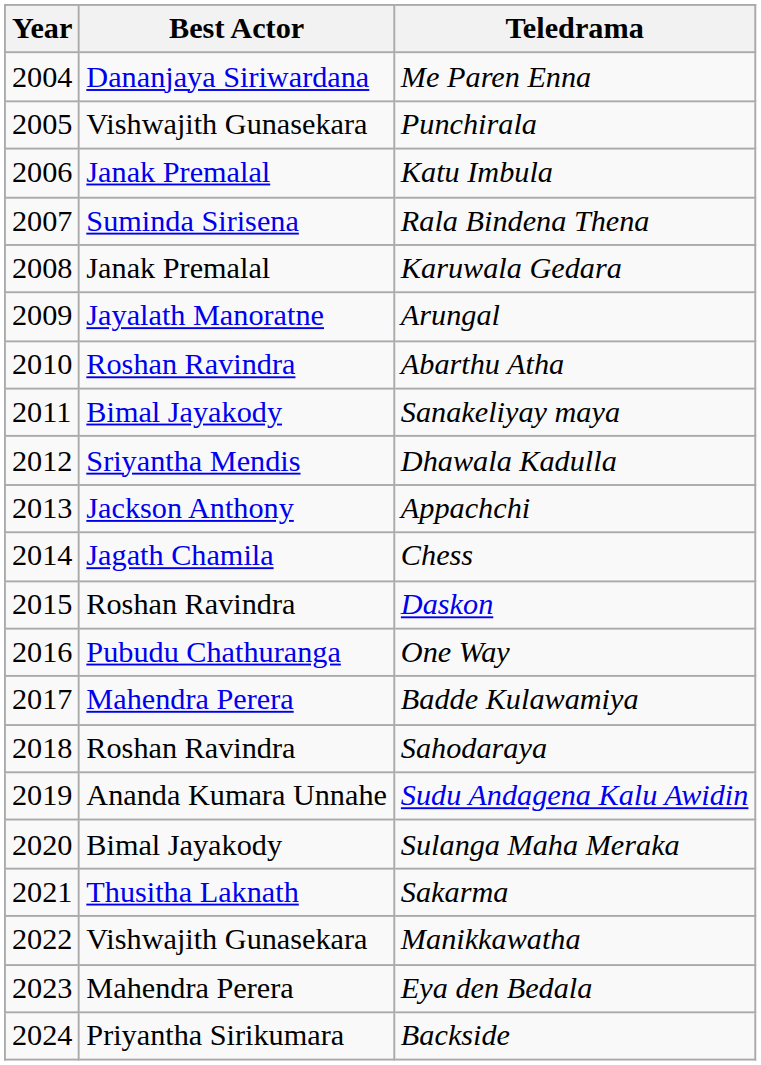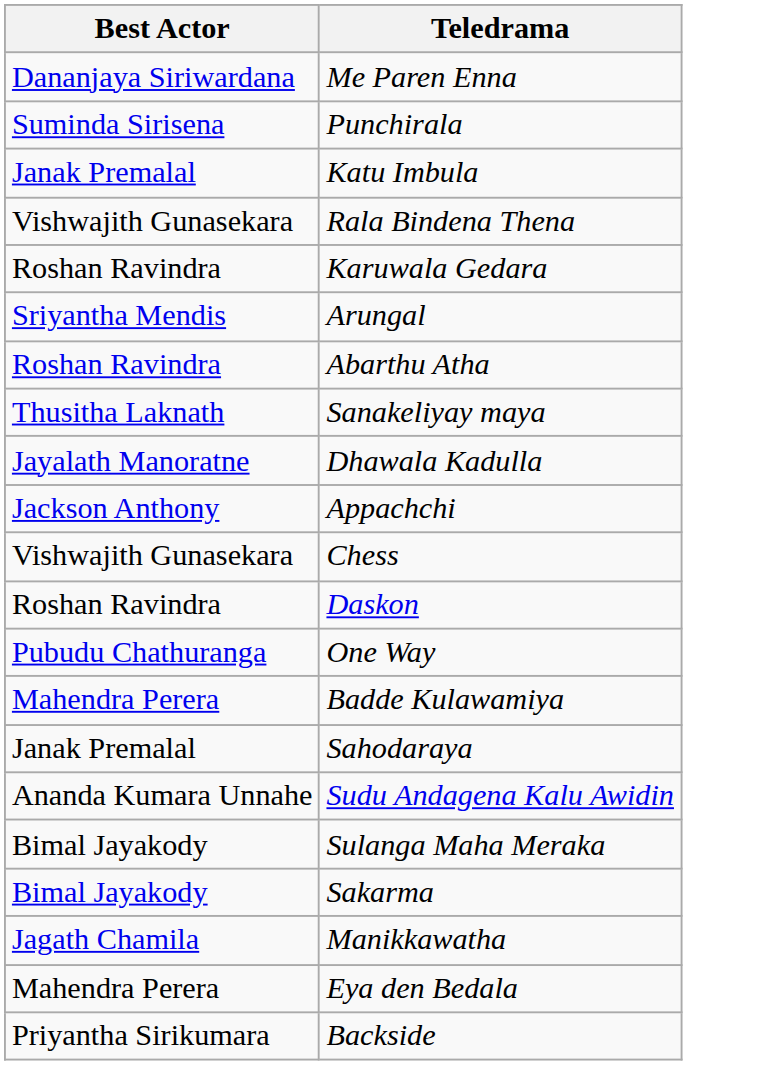- column: (42, 28)
(227, 124) Vishwajith Gunasekara -> (118, 124) Suminda Sirisena
(193, 220) Suminda Sirisena -> (153, 220) Vishwajith Gunasekara
(178, 268) Janak Premalal -> (116, 268) Roshan Ravindra
(205, 316) Jayalath Manoratne -> (119, 316) Sriyantha Mendis
(184, 412) Bimal Jayakody -> (118, 412) Thusitha Laknath
(193, 460) Sriyantha Mendis -> (131, 460) Jayalath Manoratne
(180, 556) Jagath Chamila -> (153, 556) Vishwajith Gunasekara
(191, 747) Roshan Ravindra -> (104, 747) Janak Premalal
(193, 891) Thusitha Laknath -> (110, 891) Bimal Jayakody
(227, 939) Vishwajith Gunasekara -> (106, 939) Jagath Chamila
